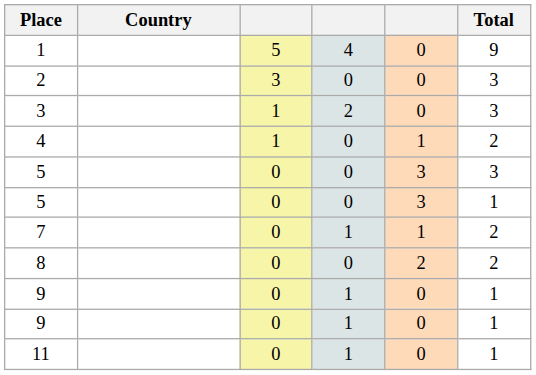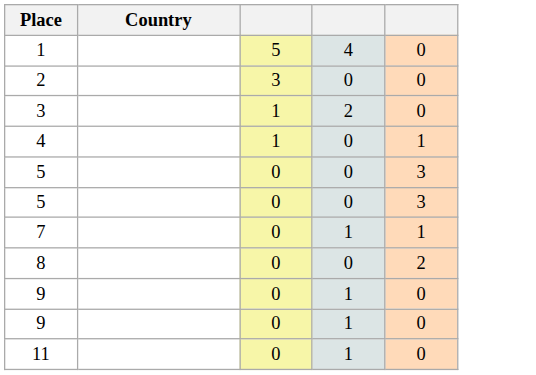- column: (494, 20)
